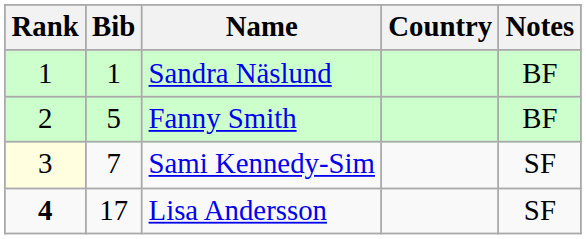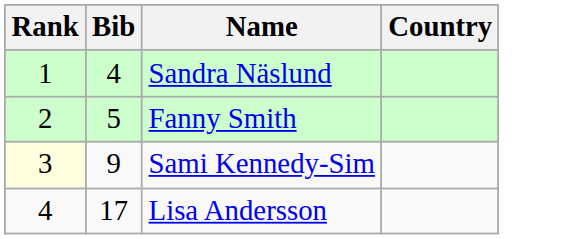- column: (540, 27)
(114, 73) 1 -> (114, 73) 4
(114, 164) 7 -> (114, 164) 9
(45, 210) bold -> (45, 210) normal
